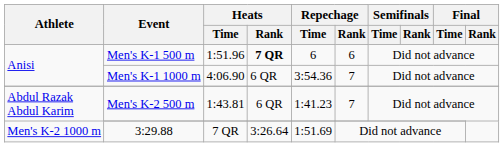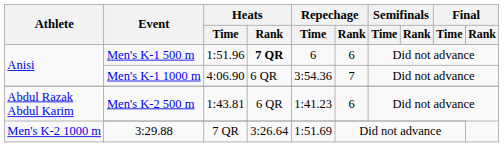(352, 104) 7 -> (352, 104) 6
